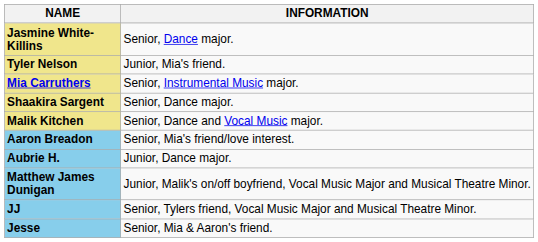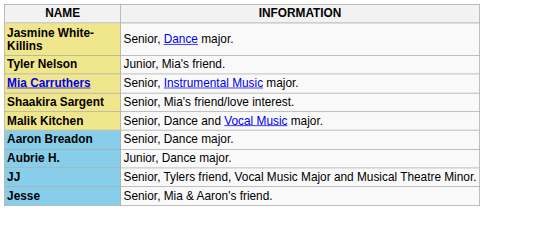(179, 102) Senior, Dance major. -> (209, 102) Senior, Mia's friend/love interest.
(209, 139) Senior, Mia's friend/love interest. -> (179, 139) Senior, Dance major.
- row: (51, 184)
